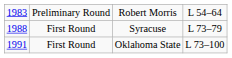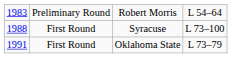(205, 28) L 73–79 -> (205, 28) L 73–100
(205, 45) L 73–100 -> (205, 45) L 73–79
